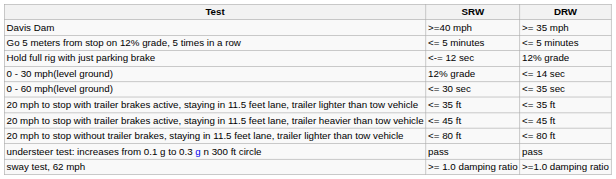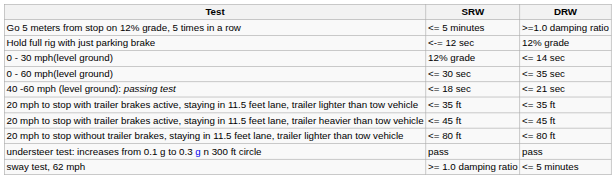- row: (30, 27)
(550, 43) <= 5 minutes -> (566, 27) >=1.0 damping ratio
+ row: (91, 89)
(566, 167) >=1.0 damping ratio -> (550, 167) <= 5 minutes
